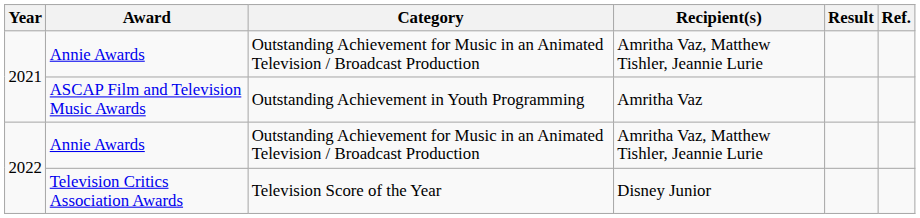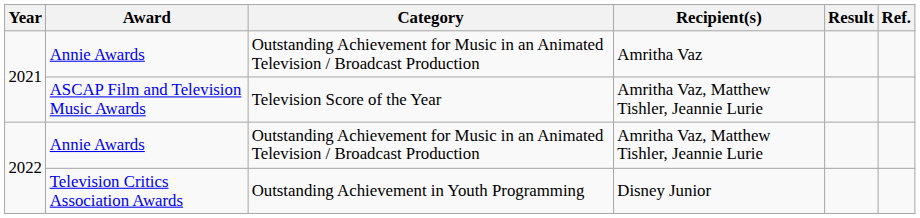(694, 53) Amritha Vaz, Matthew Tishler, Jeannie Lurie -> (660, 53) Amritha Vaz
(418, 99) Outstanding Achievement in Youth Programming -> (346, 99) Television Score of the Year
(660, 99) Amritha Vaz -> (694, 99) Amritha Vaz, Matthew Tishler, Jeannie Lurie
(346, 190) Television Score of the Year -> (418, 190) Outstanding Achievement in Youth Programming
